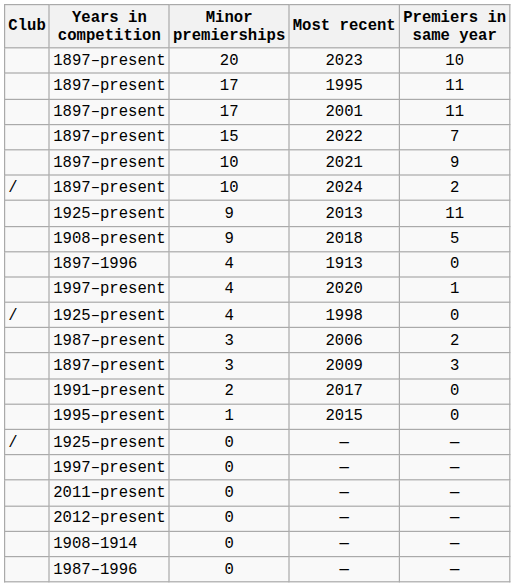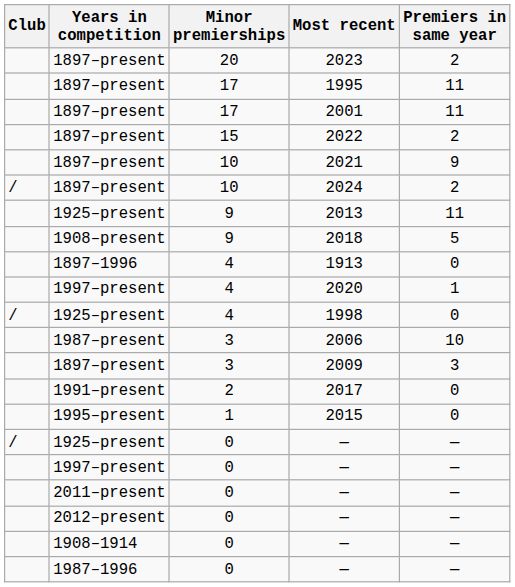(455, 61) 10 -> (455, 61) 2
(455, 137) 7 -> (455, 137) 2
(455, 340) 2 -> (455, 340) 10
